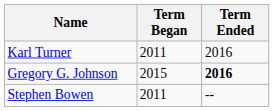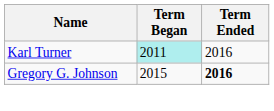(153, 52) no background -> (153, 52) paleturquoise background
- row: (50, 95)
